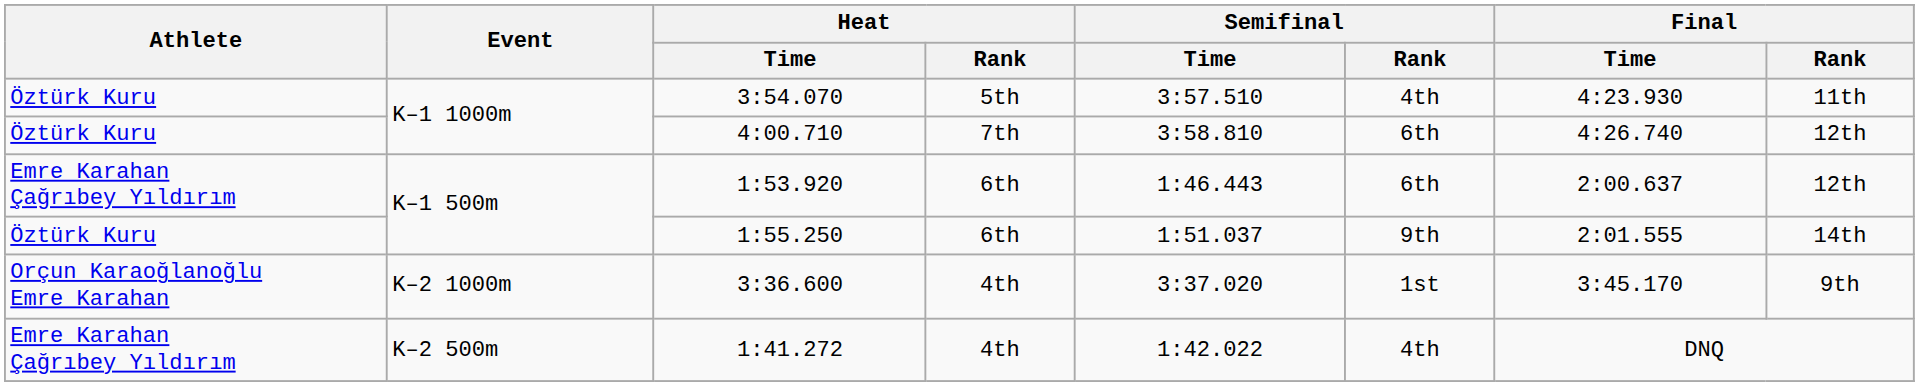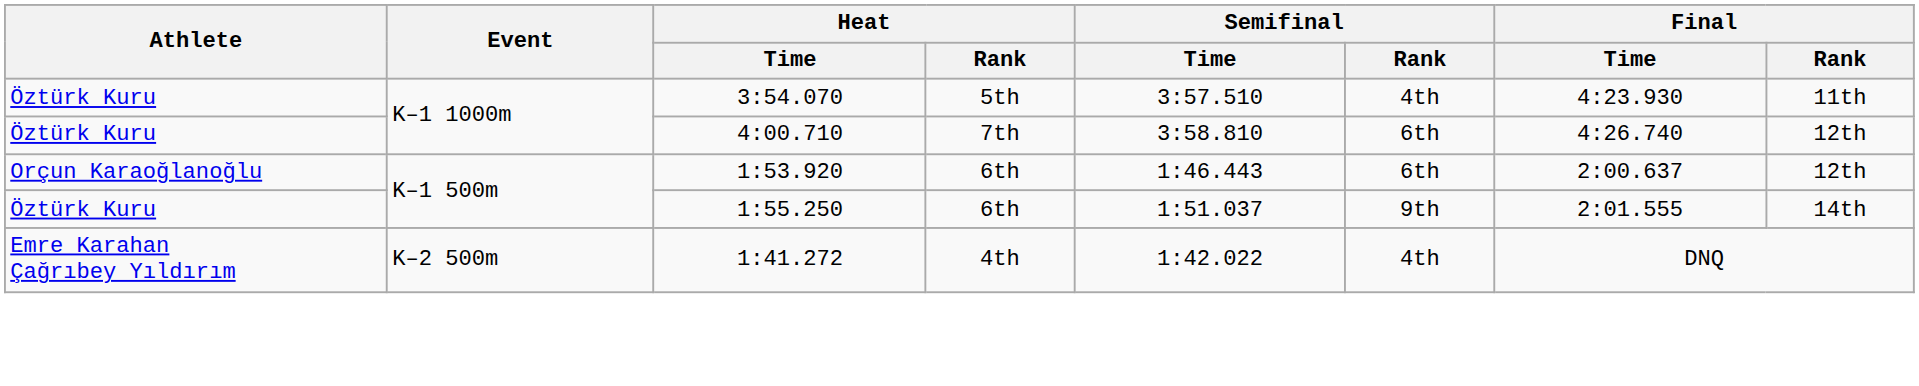(123, 185) Emre Karahan Çağrıbey Yıldırım -> (136, 172) Orçun Karaoğlanoğlu
- row: (790, 286)
